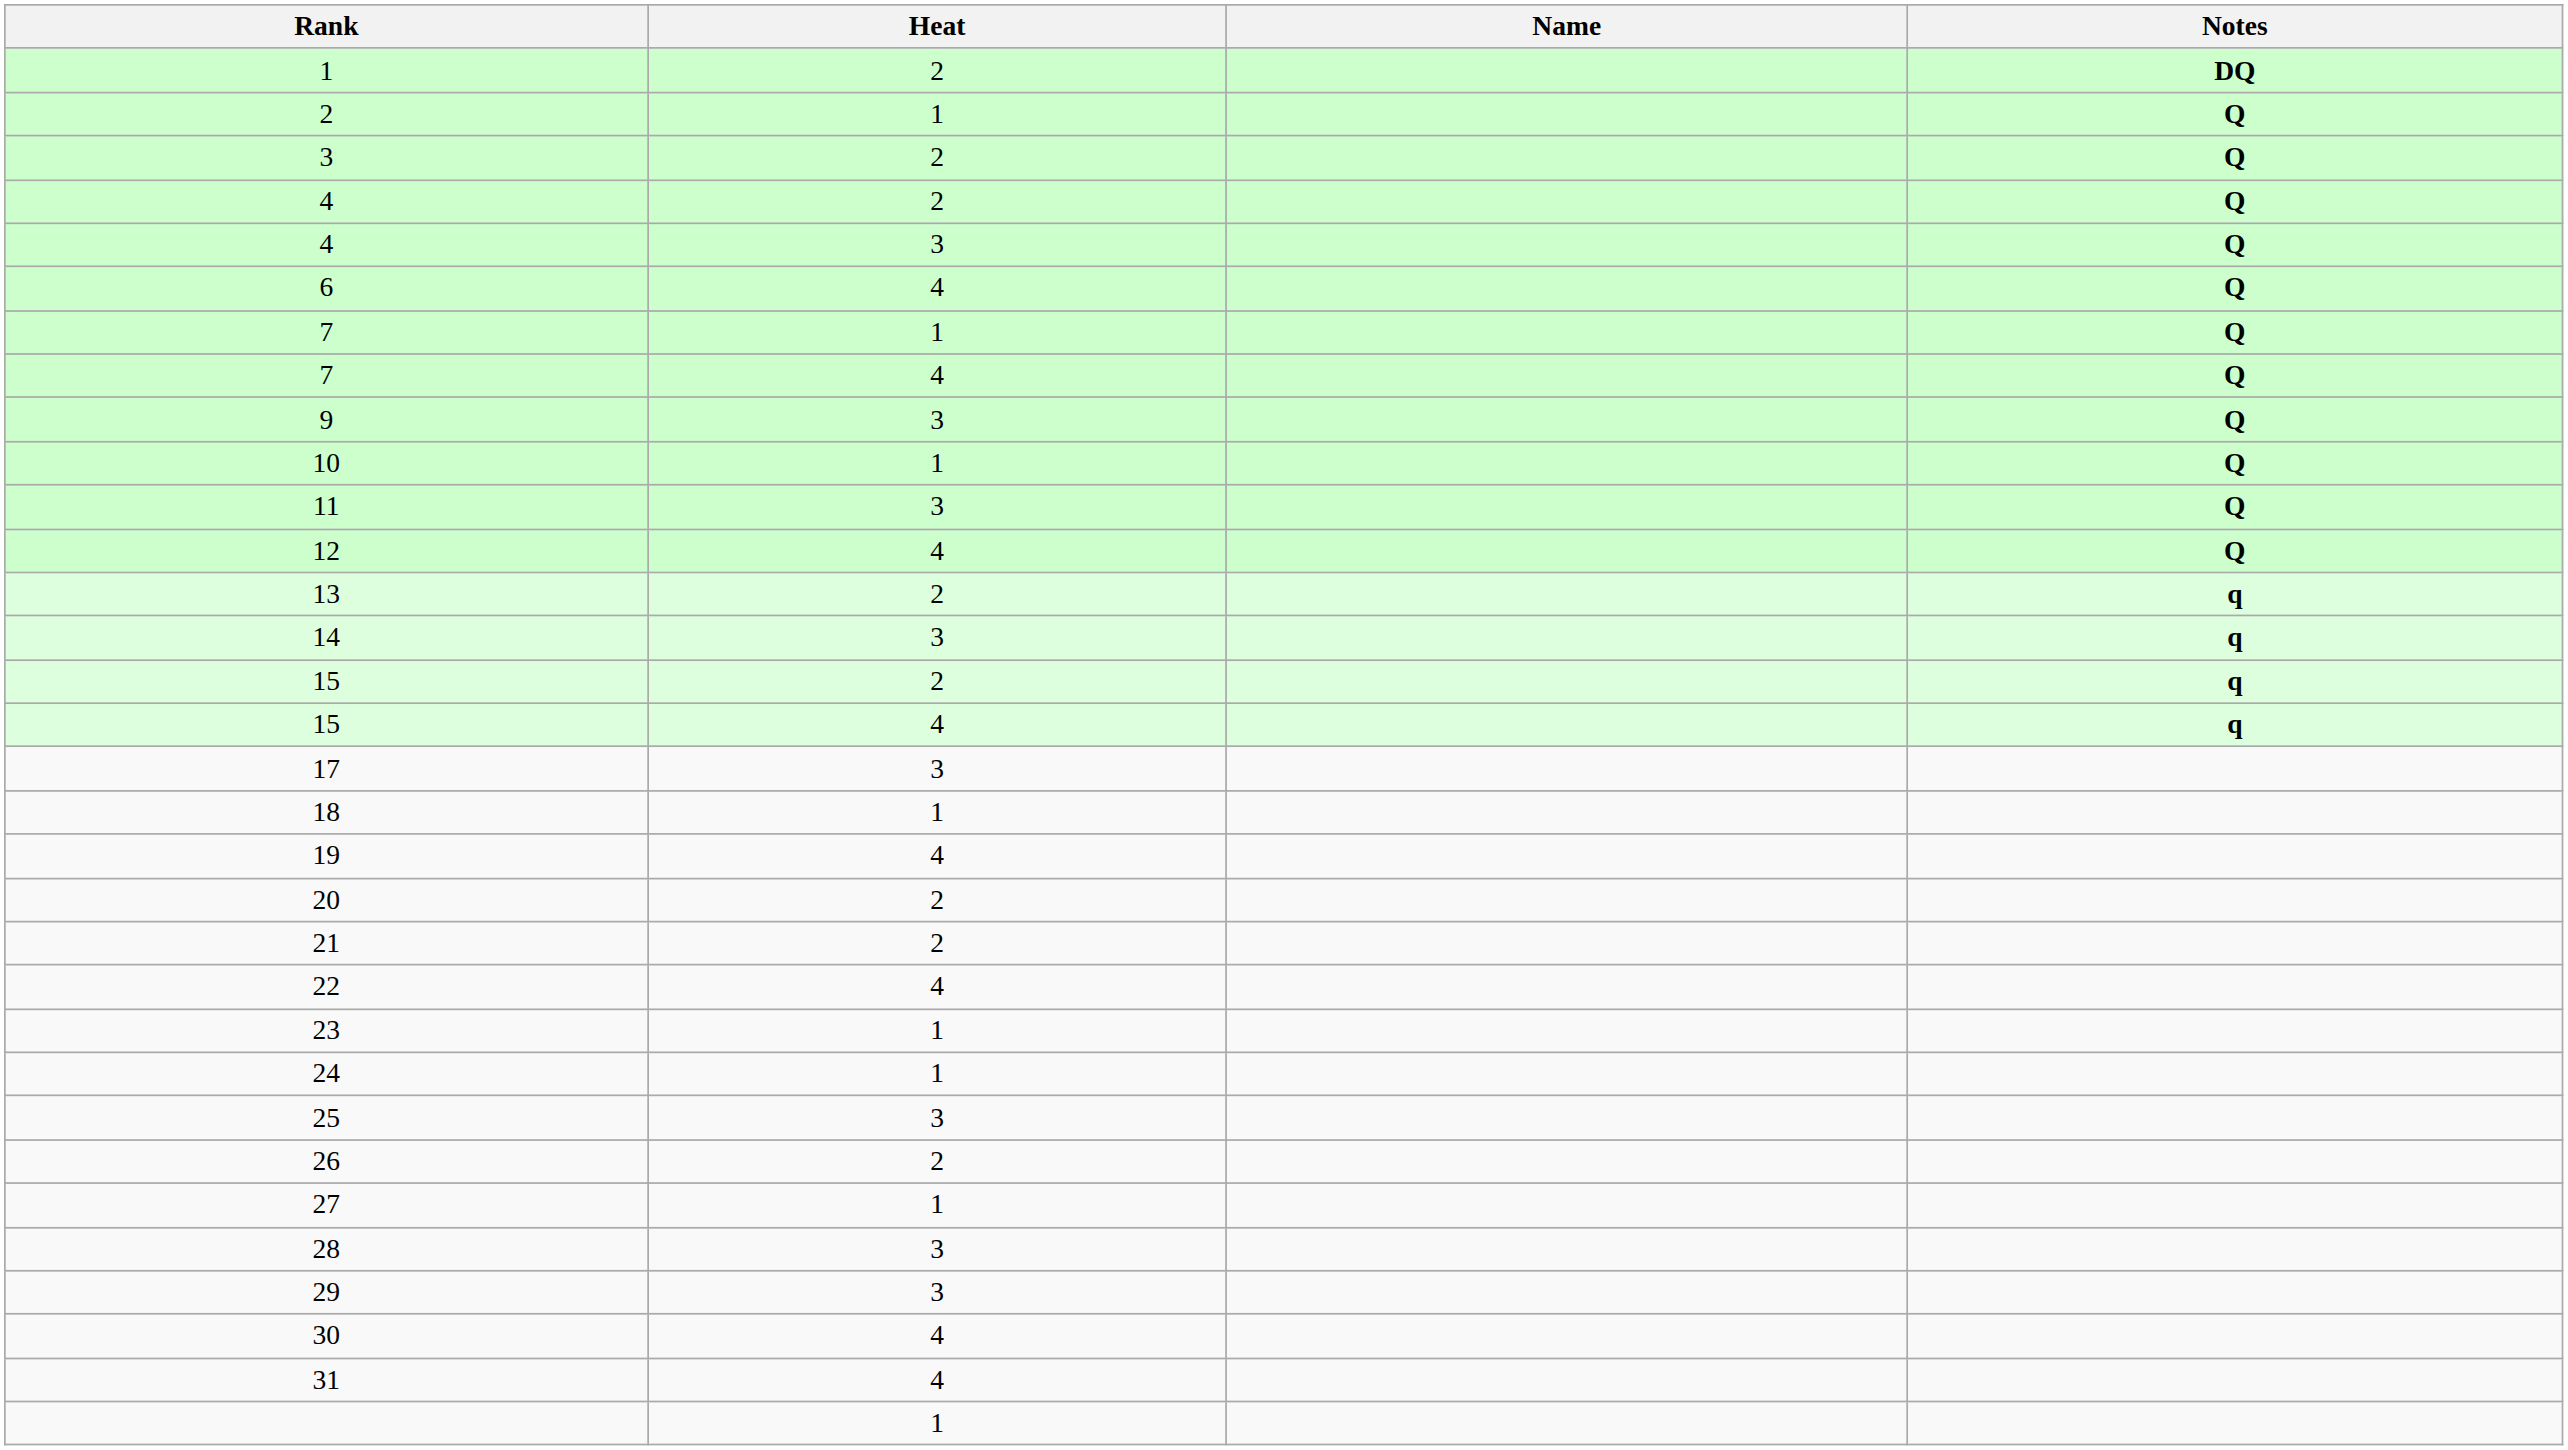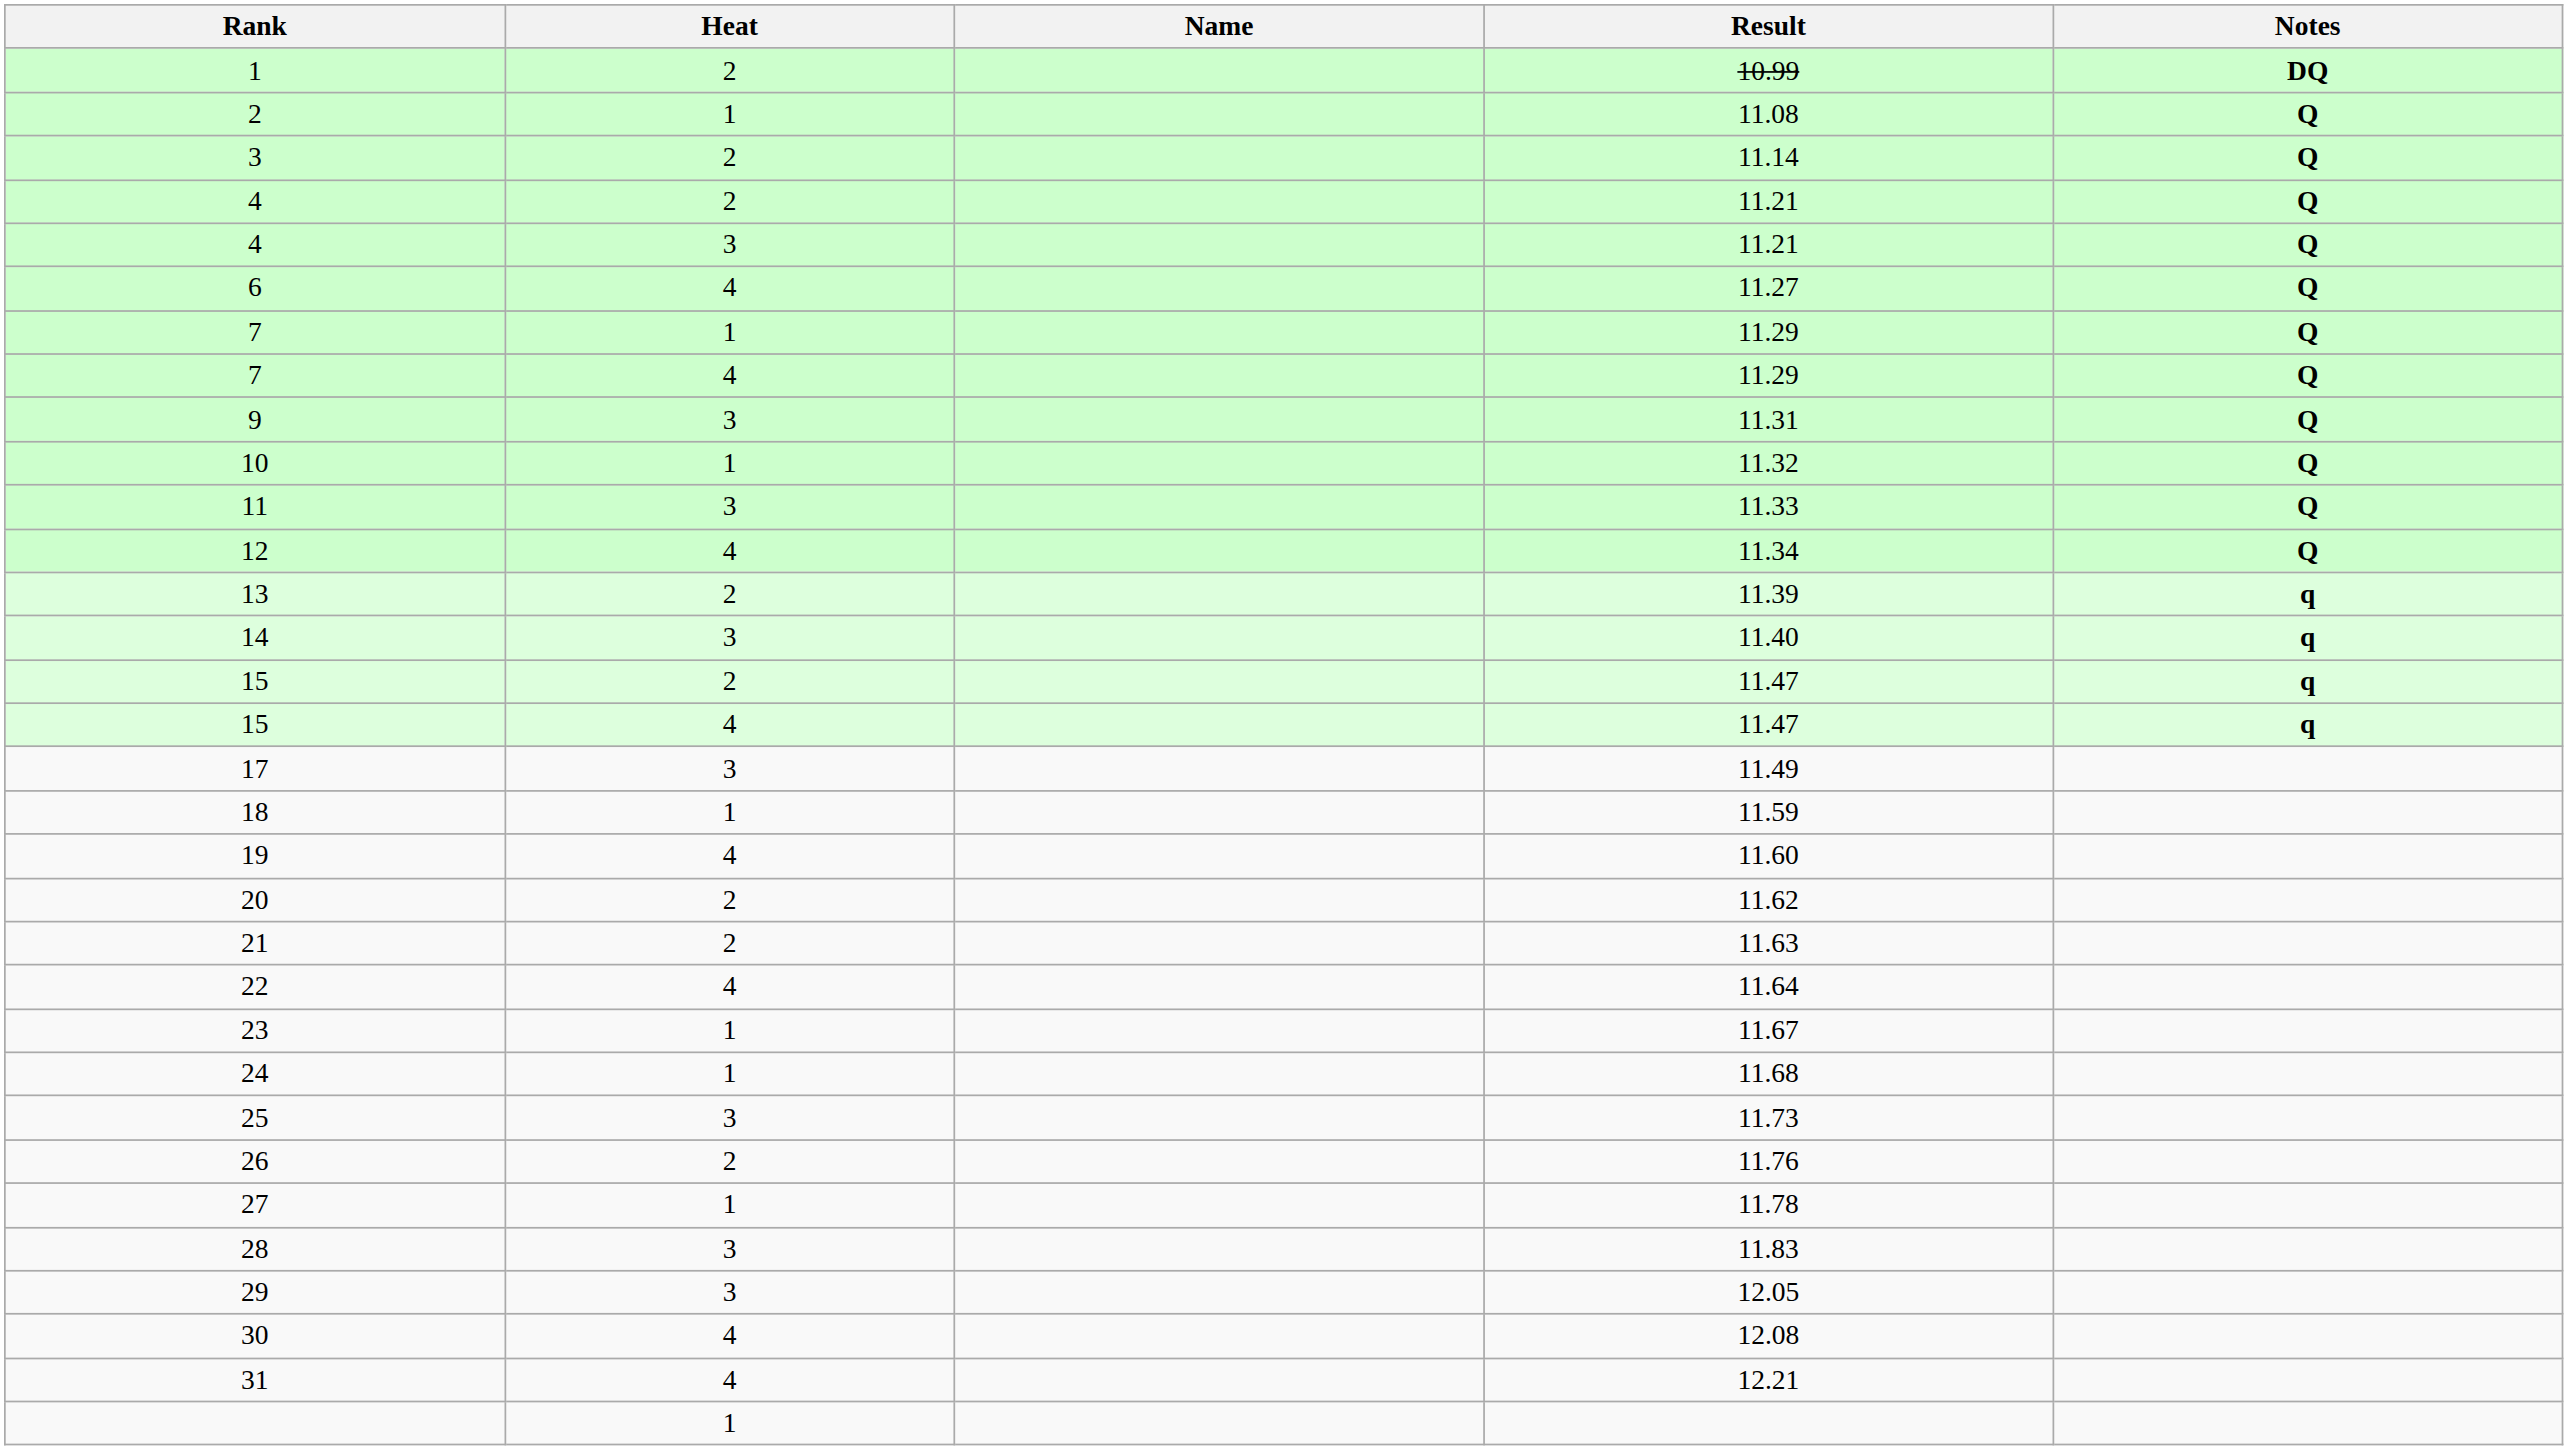+ column: (1768, 26)
